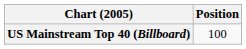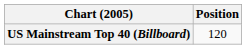(217, 34) 100 -> (217, 34) 120
